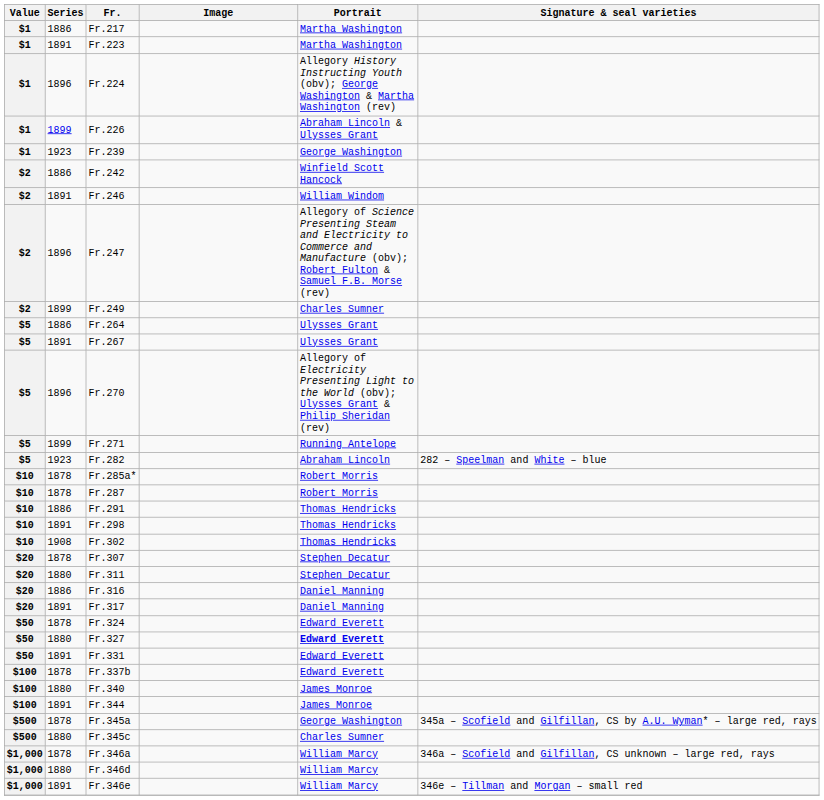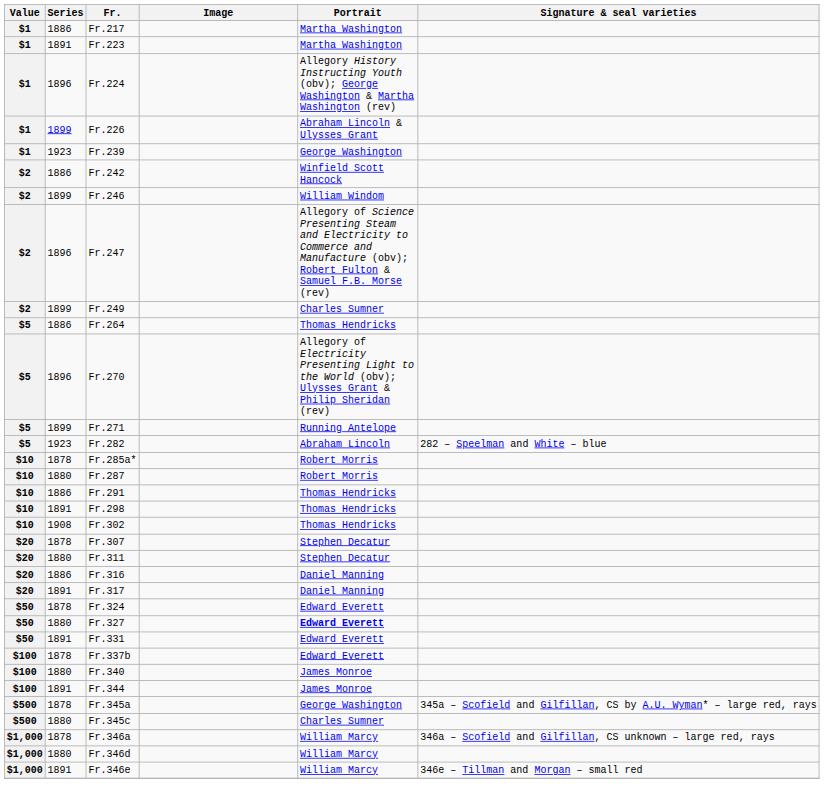(60, 196) 1891 -> (60, 196) 1899
(339, 326) Ulysses Grant -> (348, 326) Thomas Hendricks
- row: (106, 342)
(60, 493) 1878 -> (60, 477) 1880
